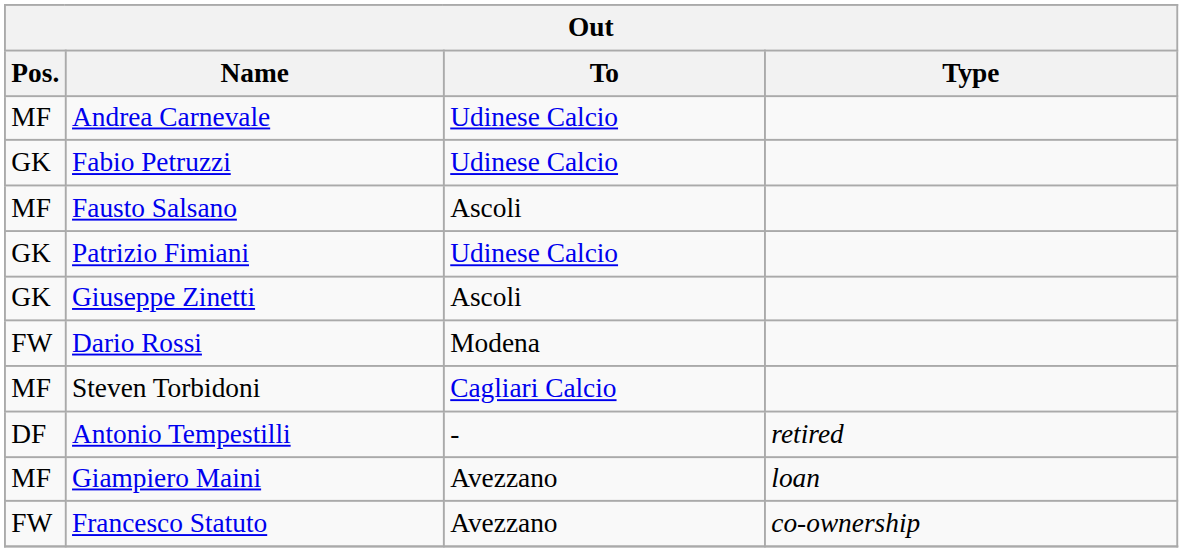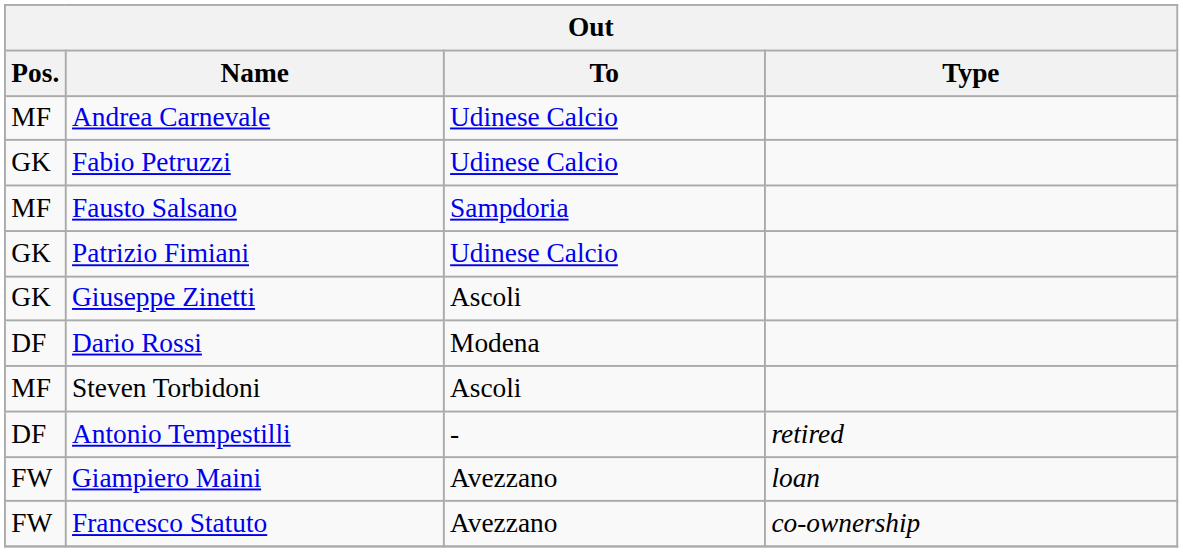(486, 207) Ascoli -> (509, 207) Sampdoria
(32, 343) FW -> (29, 343) DF
(533, 388) Cagliari Calcio -> (486, 388) Ascoli
(31, 478) MF -> (32, 478) FW
